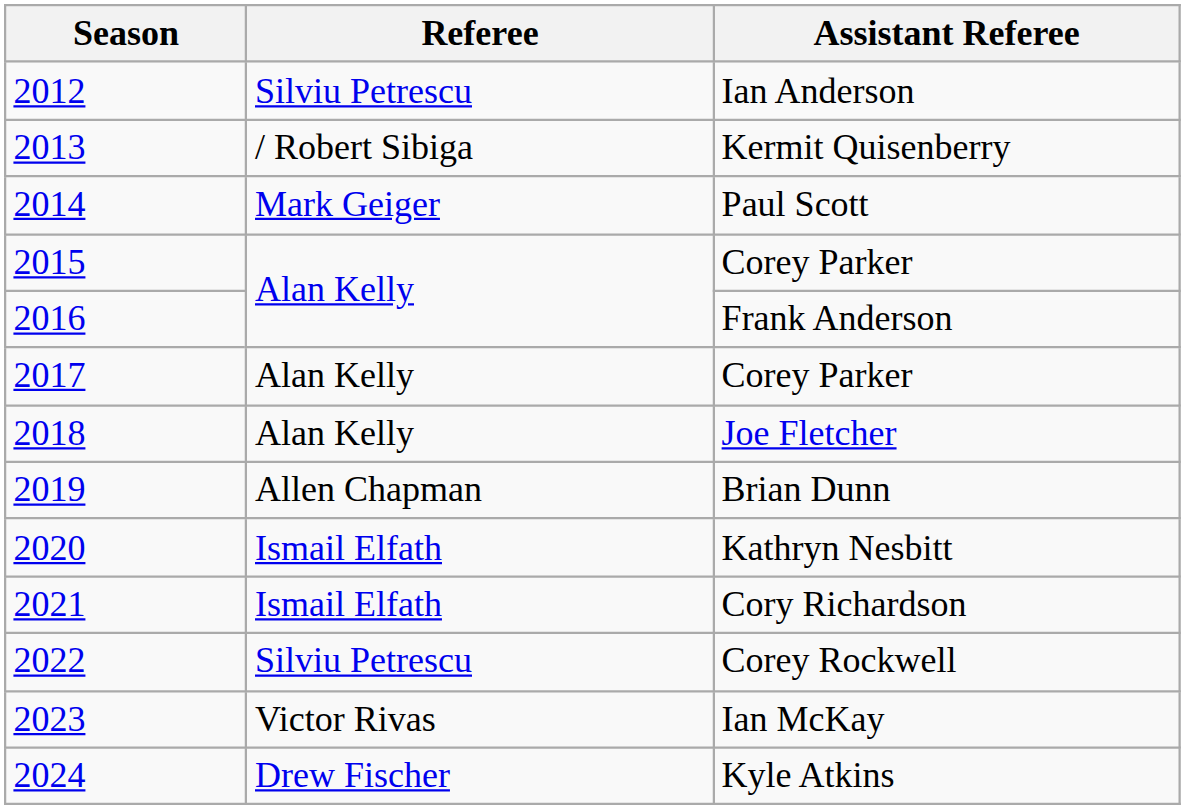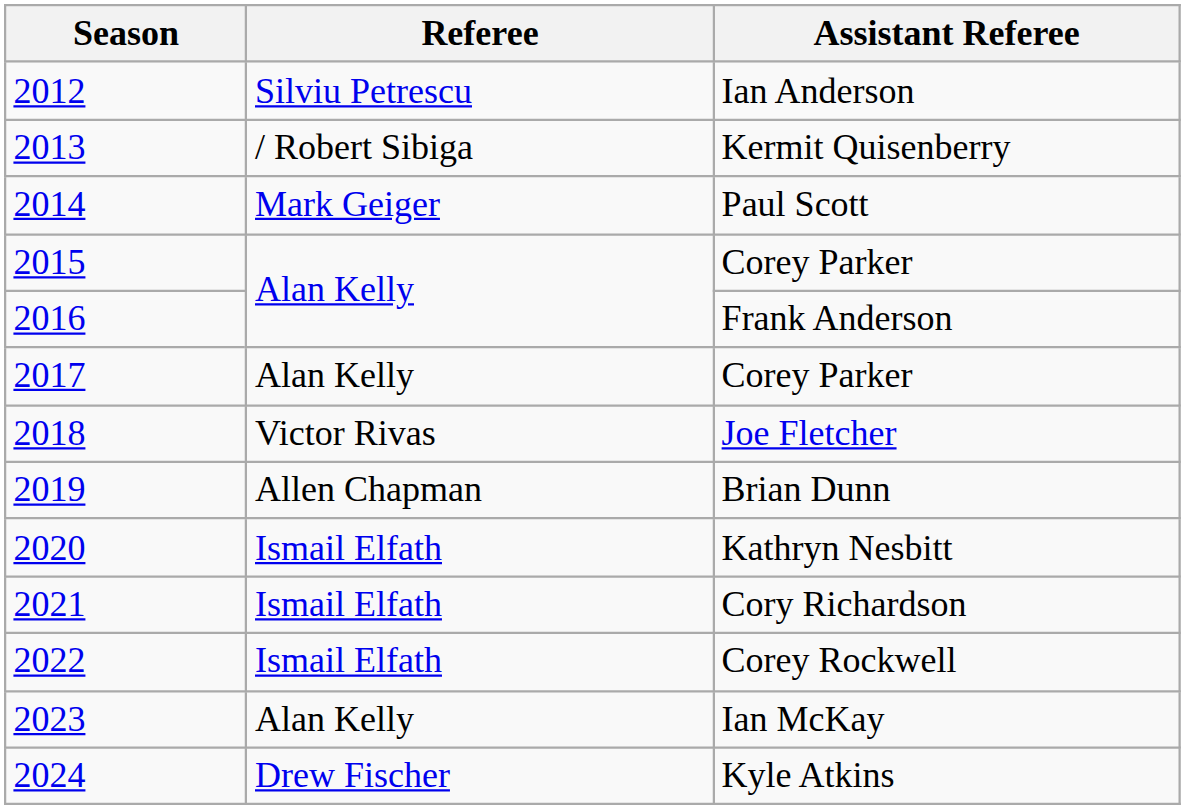(335, 432) Alan Kelly -> (345, 432) Victor Rivas
(364, 661) Silviu Petrescu -> (348, 661) Ismail Elfath
(345, 718) Victor Rivas -> (335, 718) Alan Kelly
